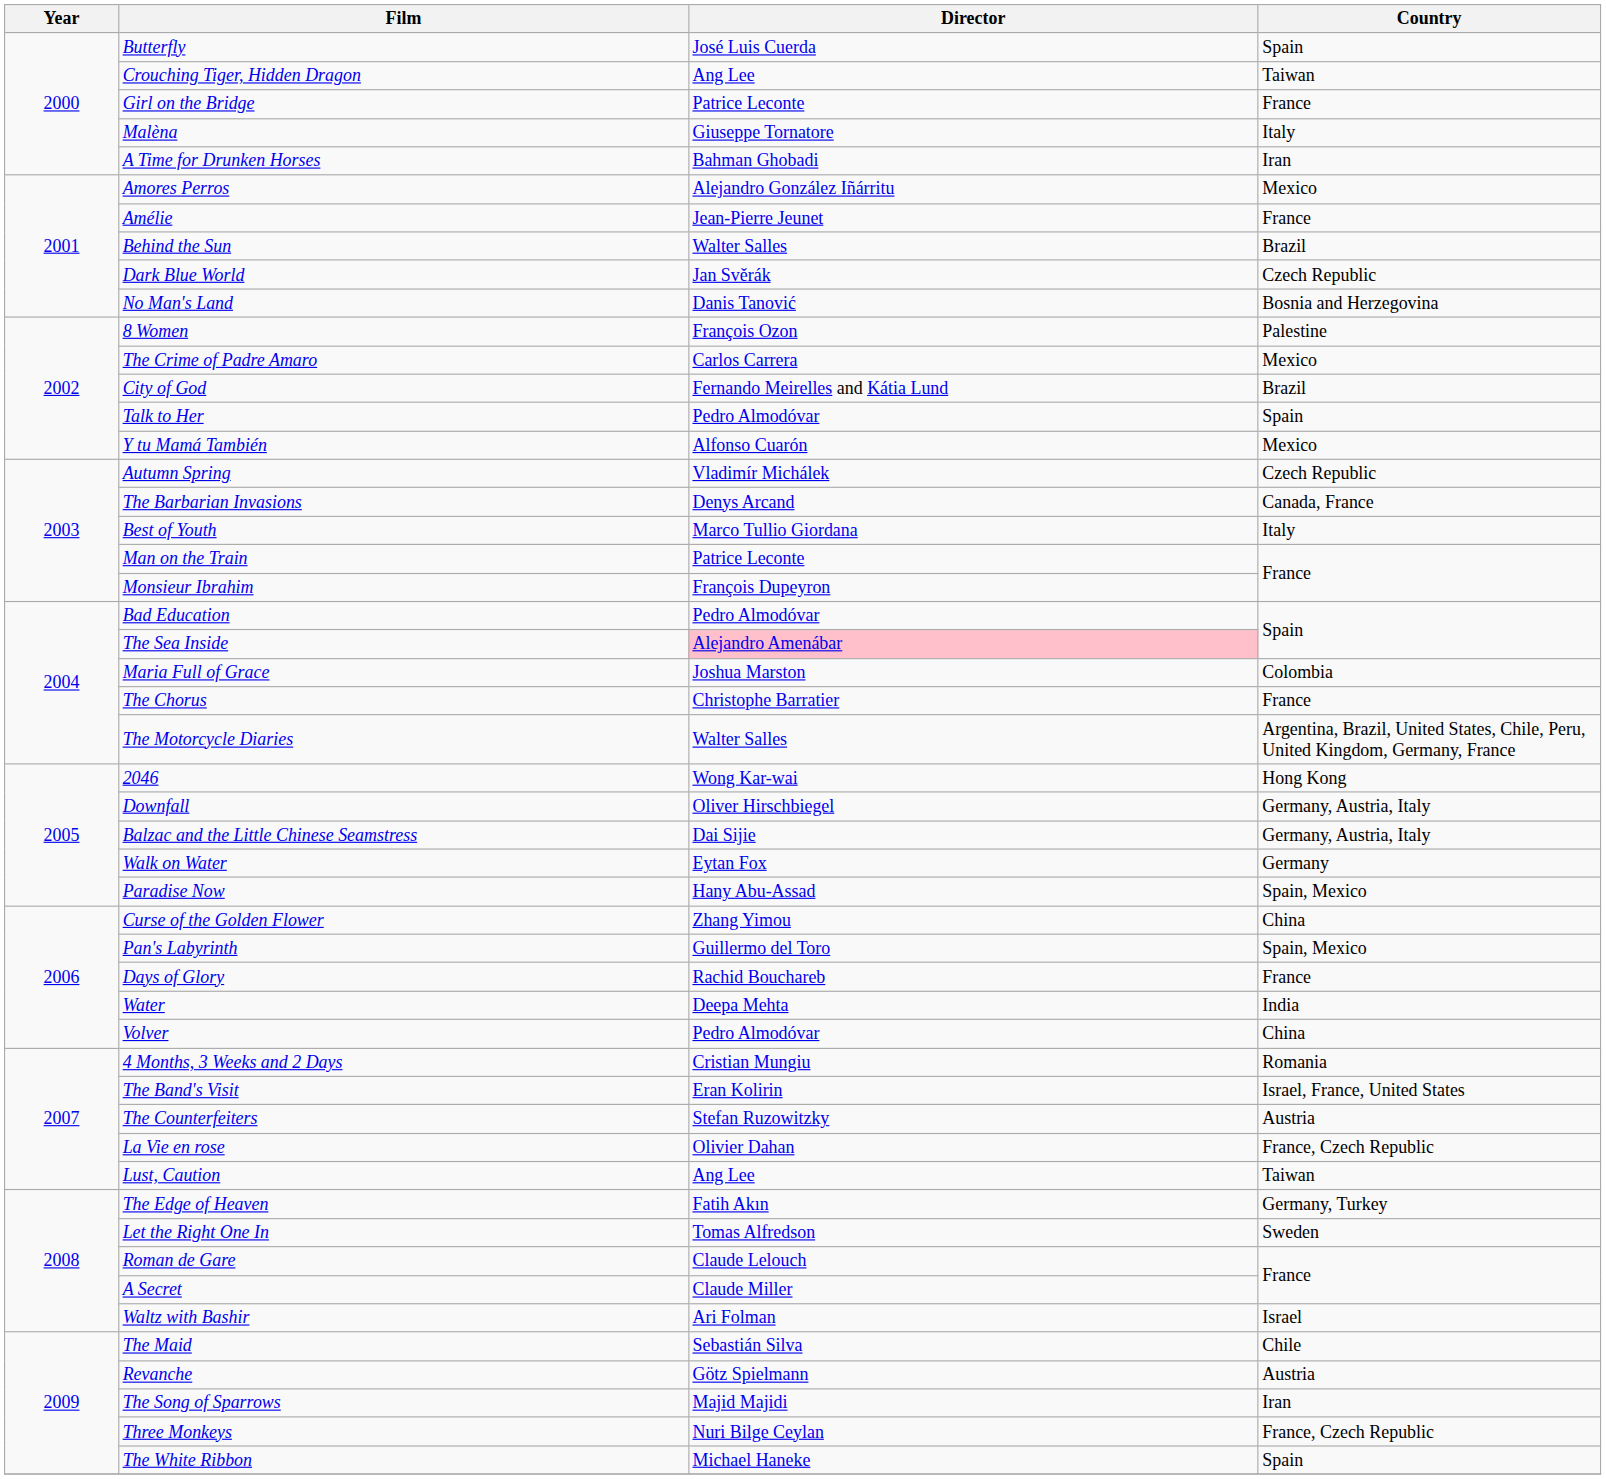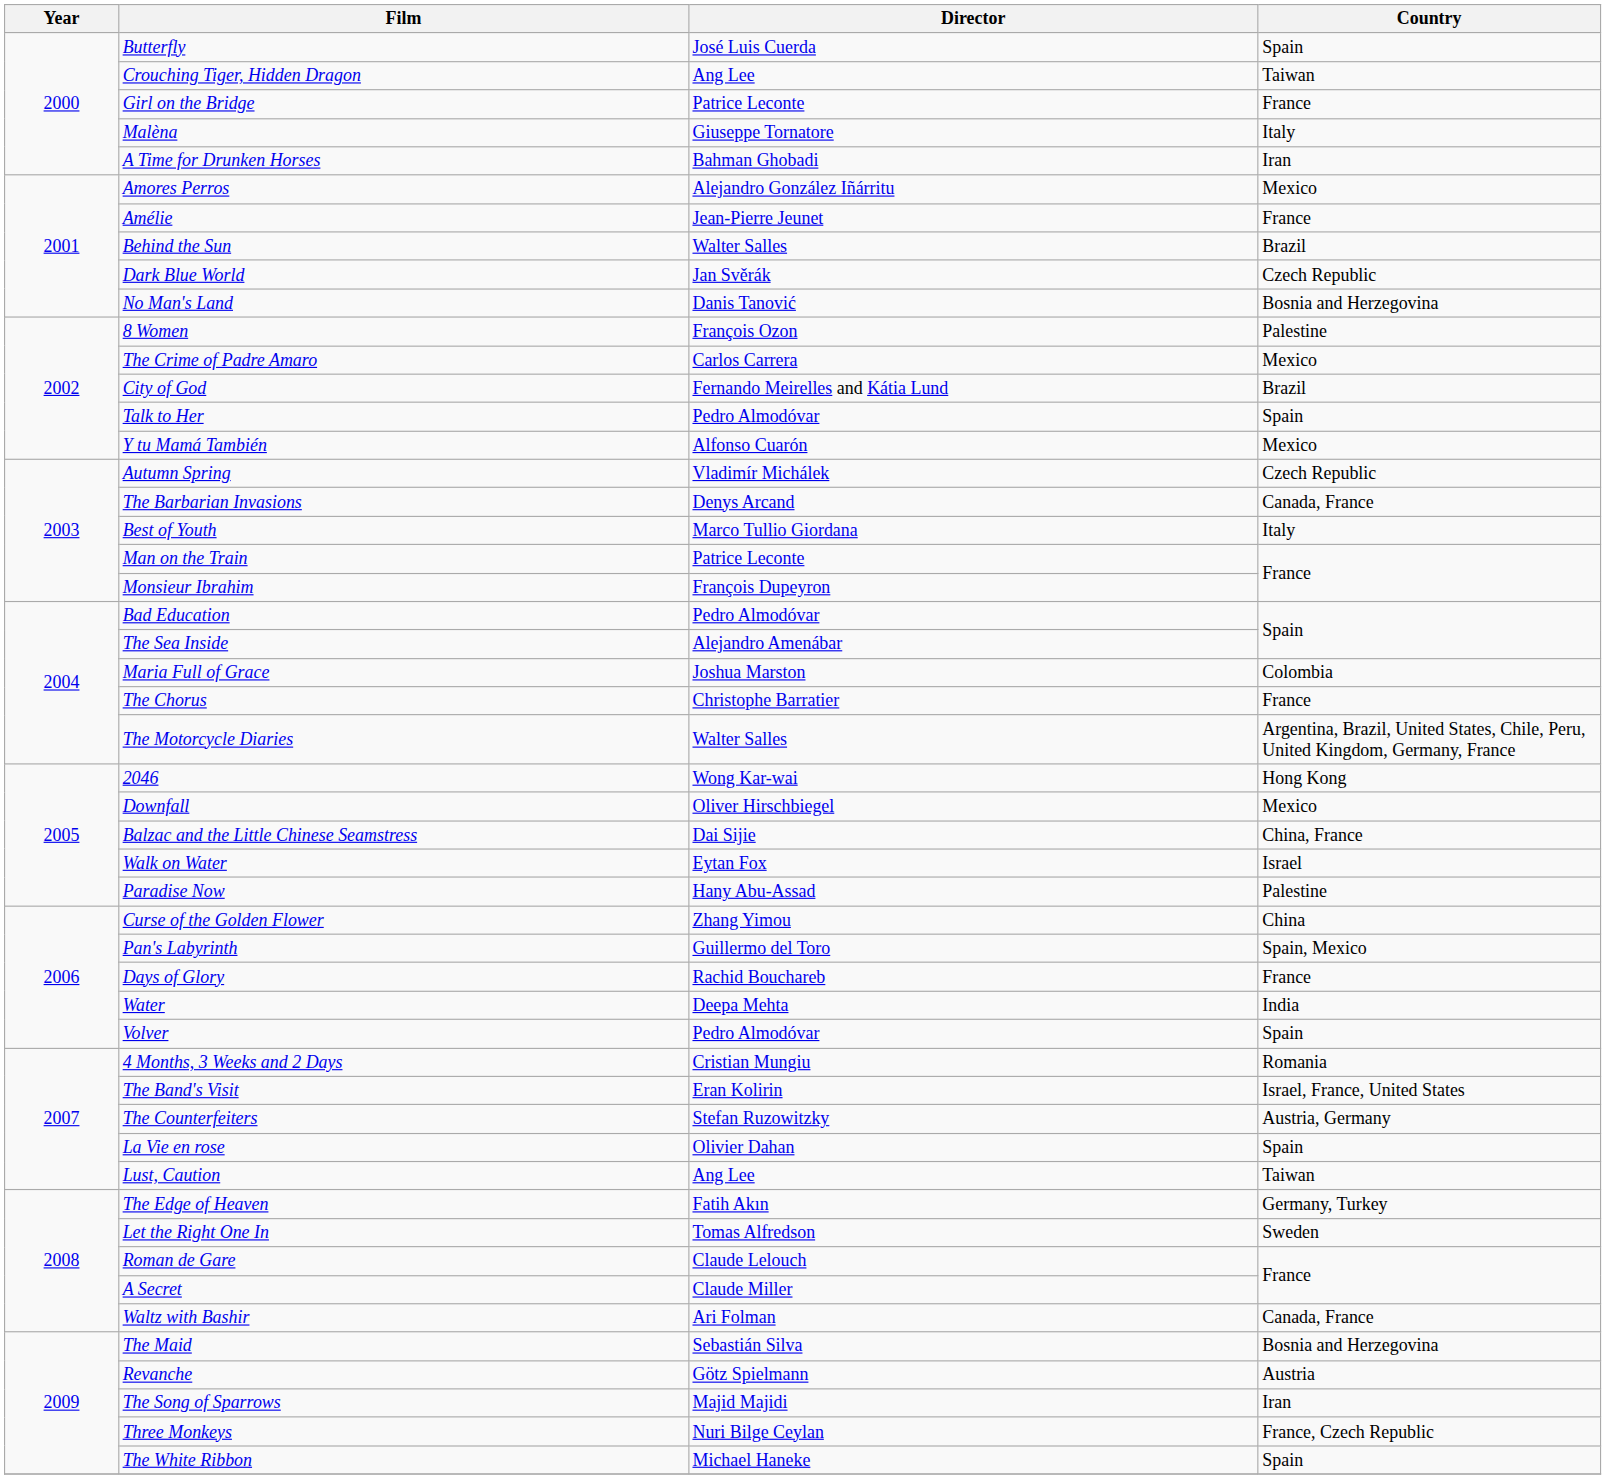(767, 643) pink background -> (767, 643) no background
(1346, 806) Germany, Austria, Italy -> (1290, 806) Mexico
(1346, 834) Germany, Austria, Italy -> (1313, 834) China, France
(1296, 863) Germany -> (1282, 863) Israel
(1315, 891) Spain, Mexico -> (1295, 891) Palestine
(1284, 1033) China -> (1283, 1033) Spain
(1289, 1118) Austria -> (1327, 1118) Austria, Germany
(1348, 1147) France, Czech Republic -> (1283, 1147) Spain
(1282, 1317) Israel -> (1318, 1317) Canada, France
(1282, 1346) Chile -> (1350, 1346) Bosnia and Herzegovina
